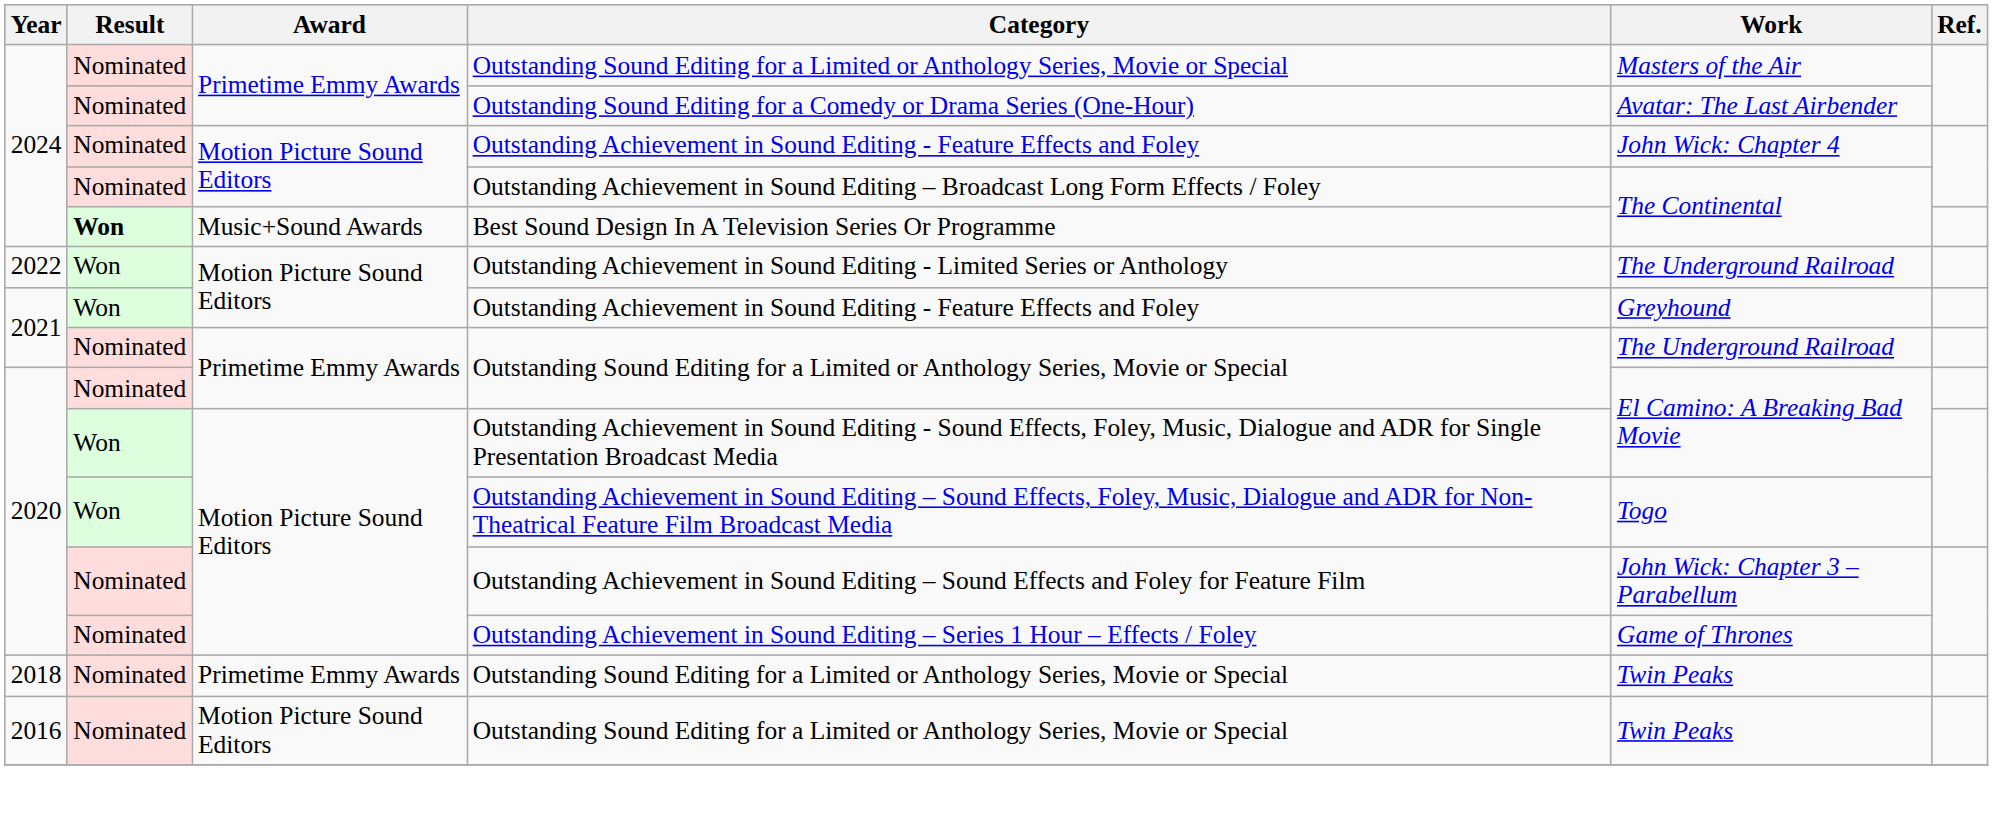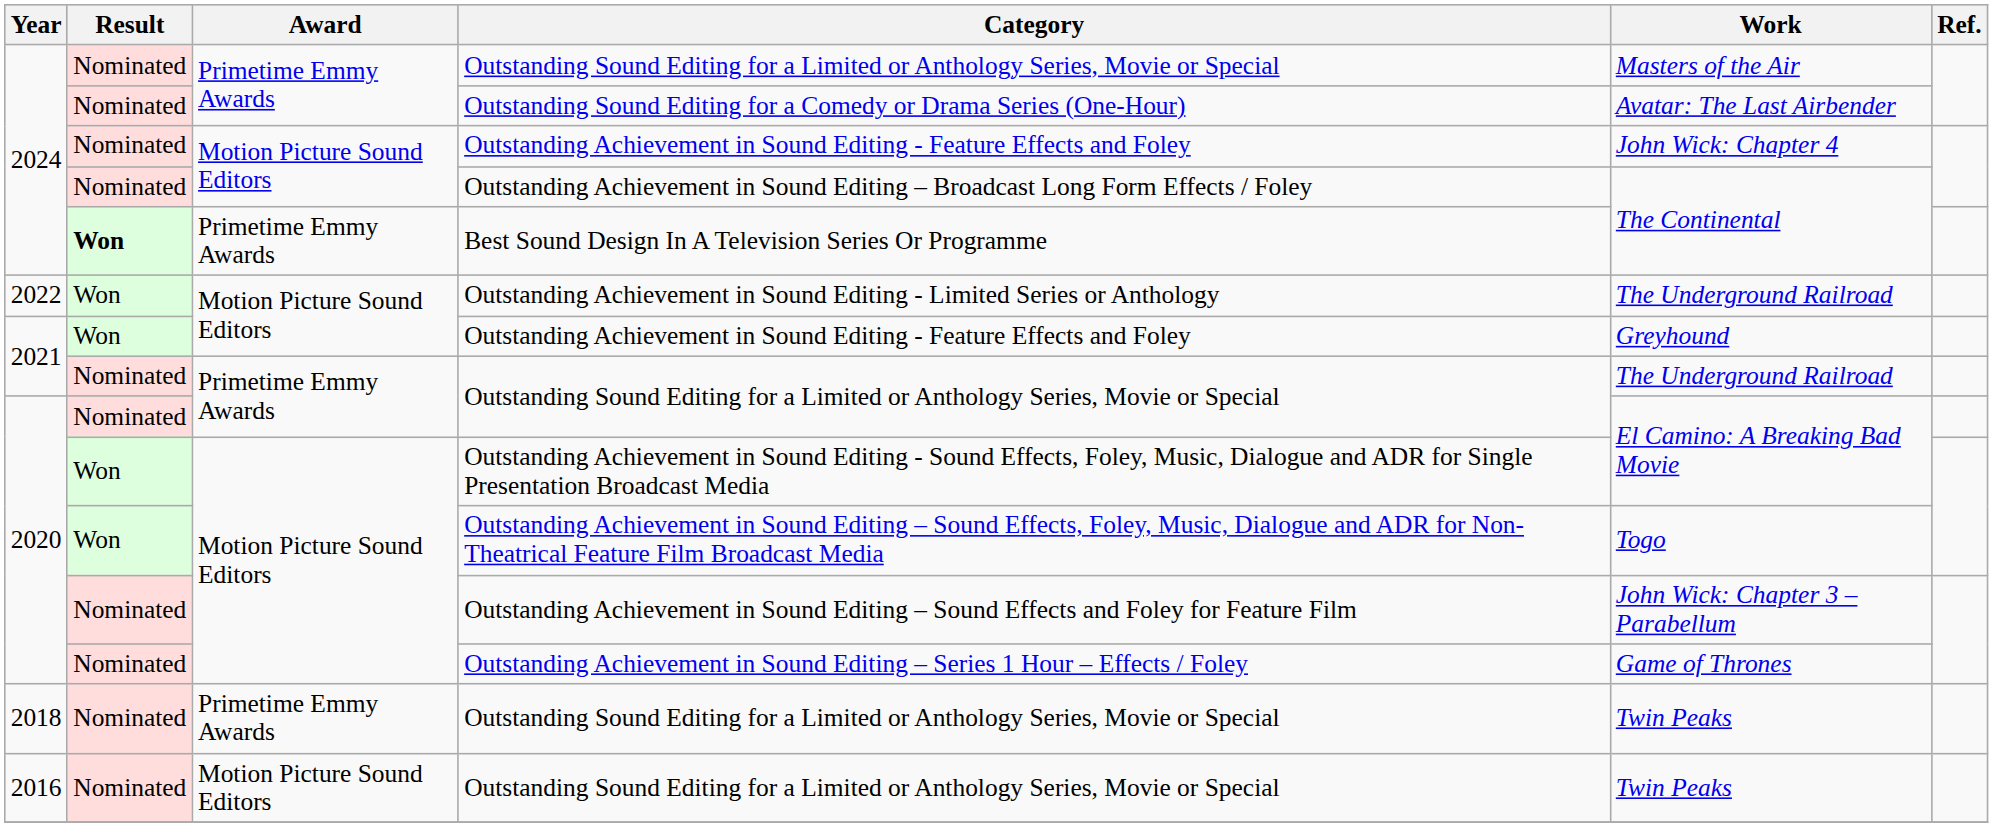(310, 226) Music+Sound Awards -> (288, 240) Primetime Emmy Awards
